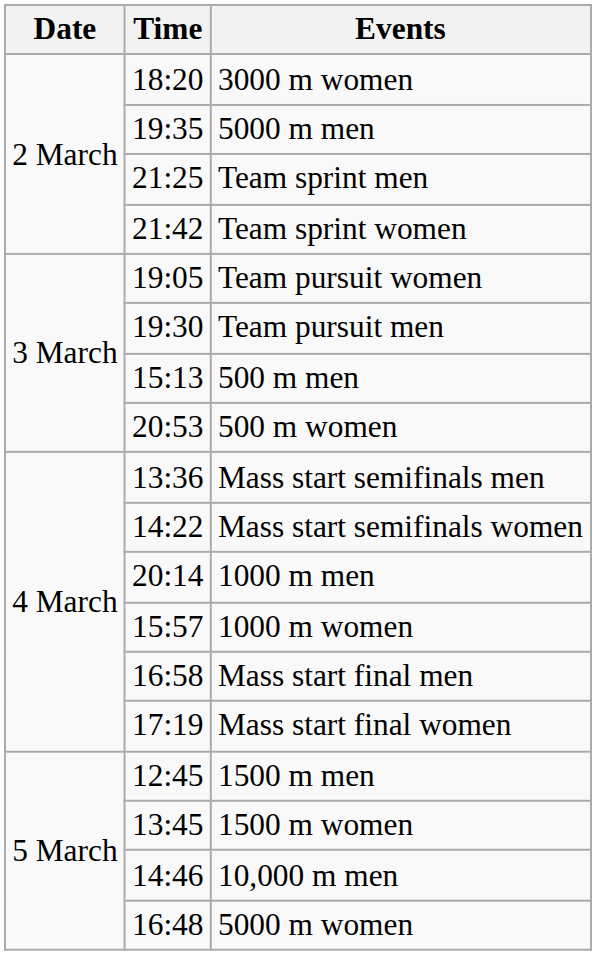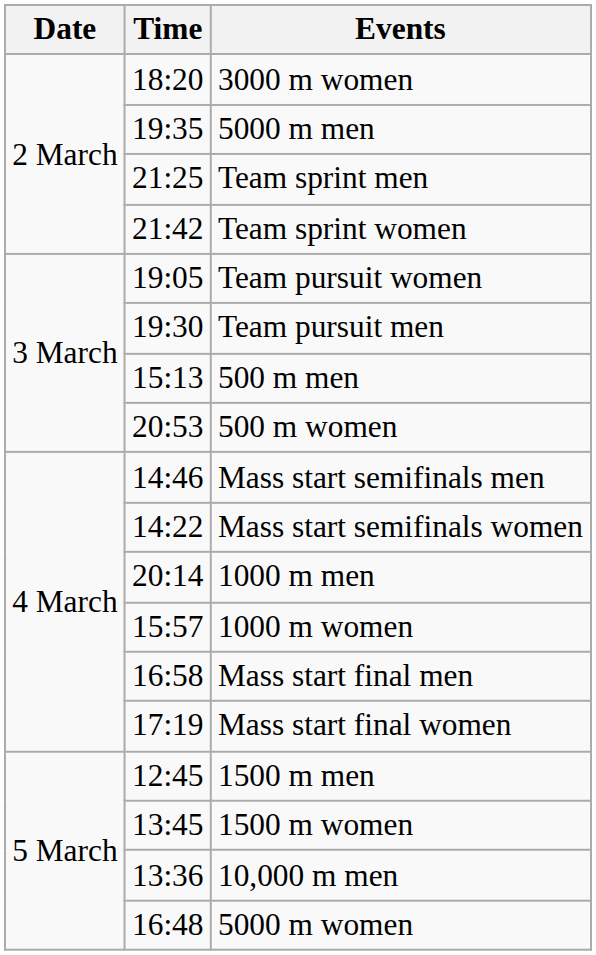(168, 476) 13:36 -> (168, 476) 14:46
(168, 874) 14:46 -> (168, 874) 13:36
